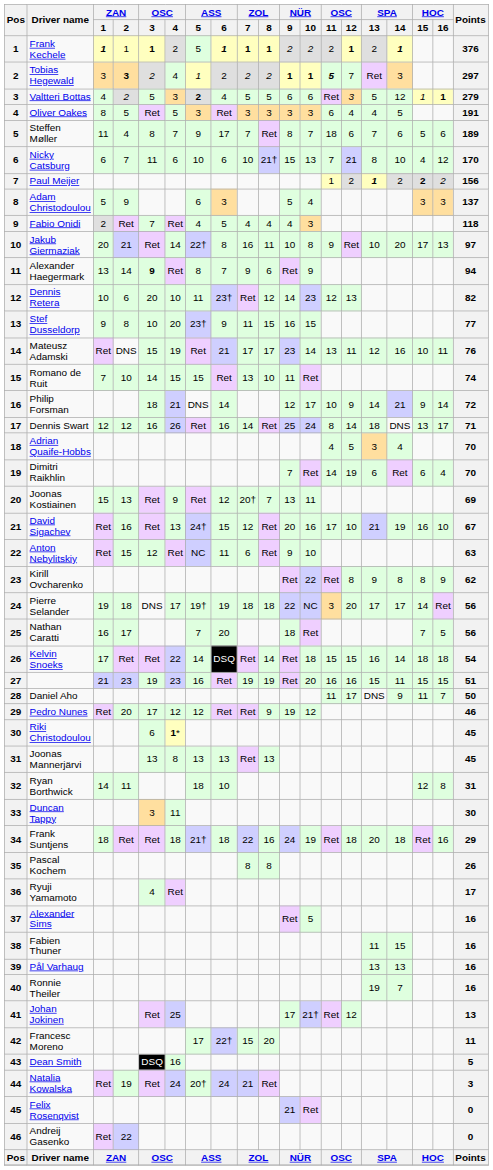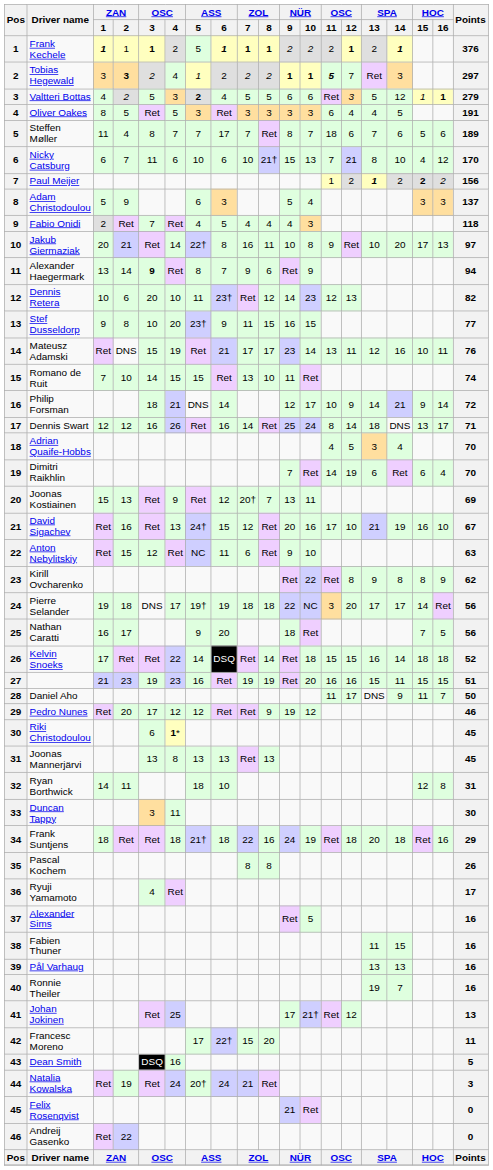(198, 133) 9 -> (198, 133) 7
(198, 632) 7 -> (198, 632) 9
(471, 659) 54 -> (471, 659) 52
